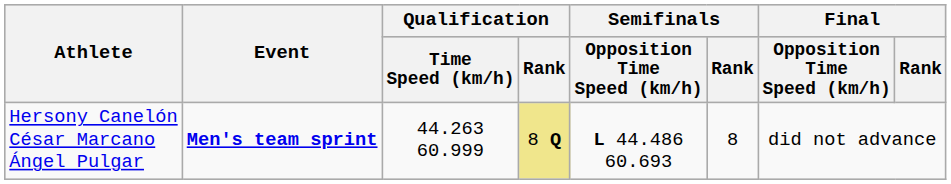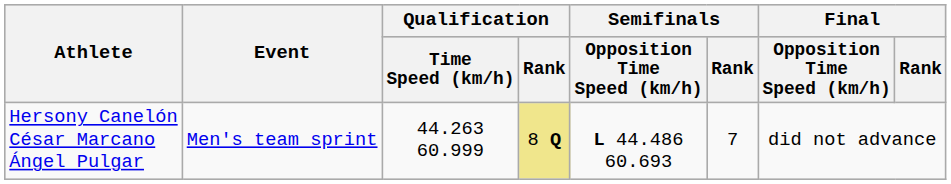(282, 140) bold -> (282, 140) normal
(733, 140) 8 -> (733, 140) 7
